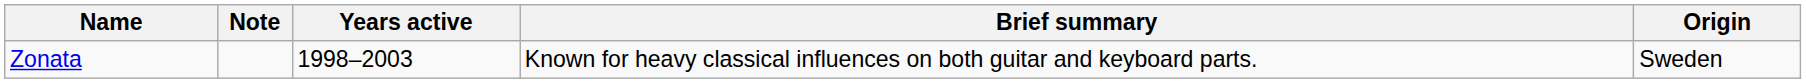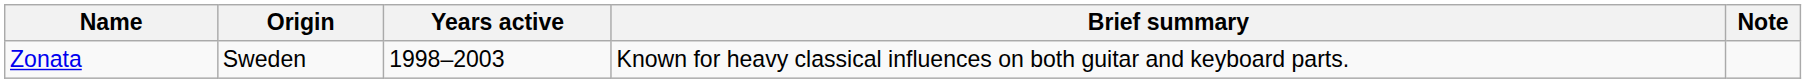columns swapped: (1717, 22) <-> (255, 22)
